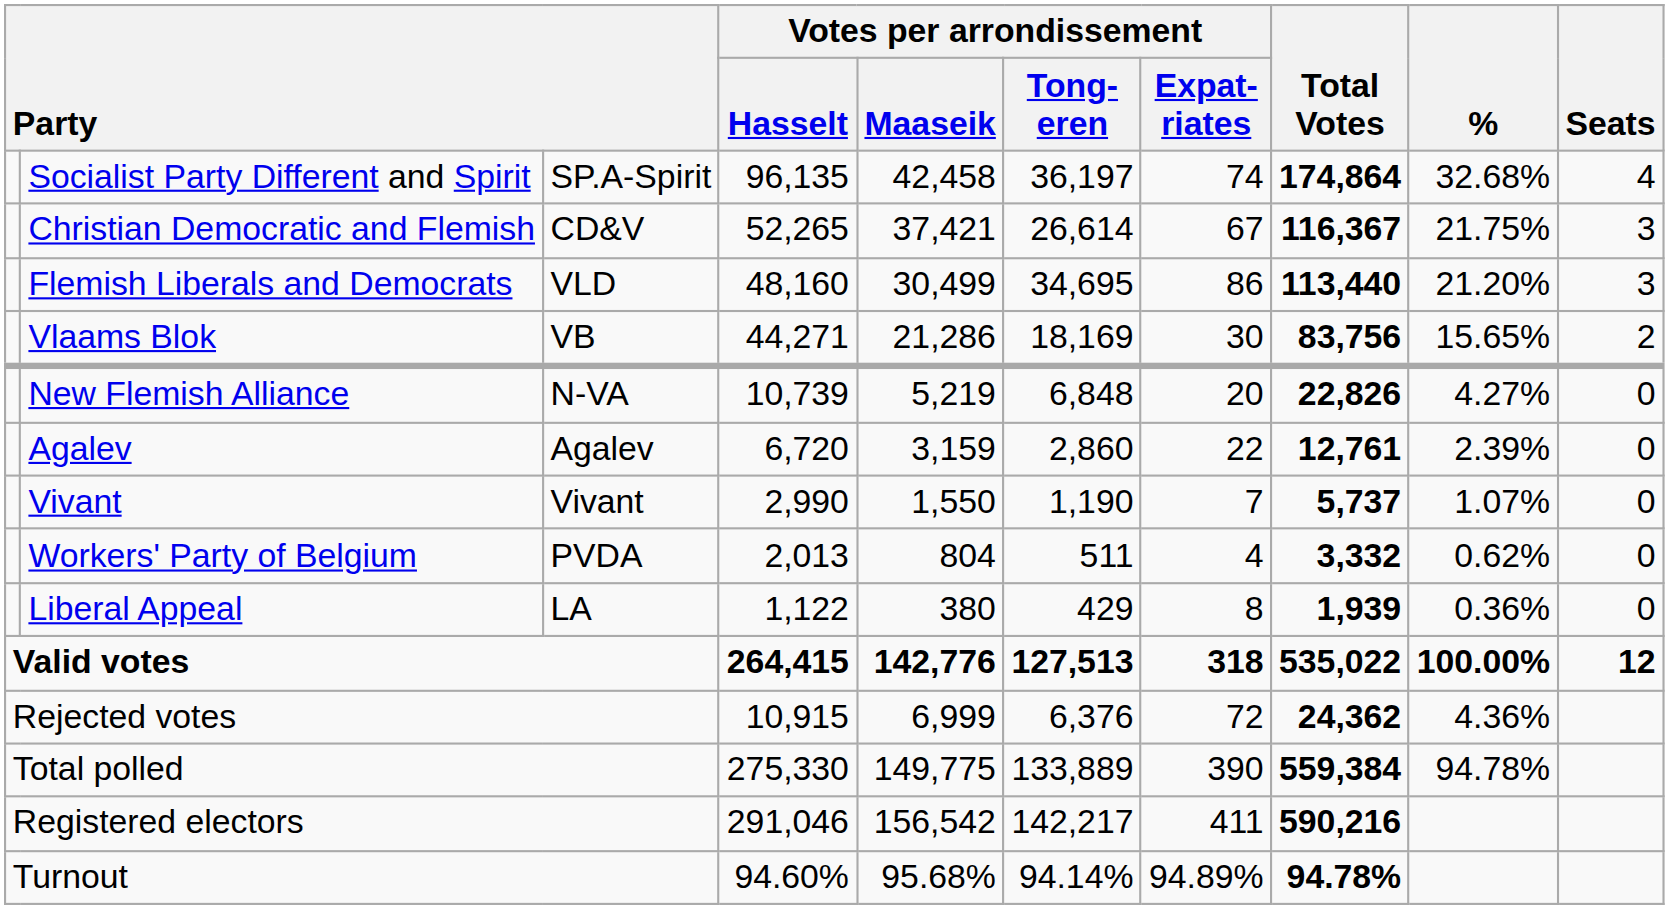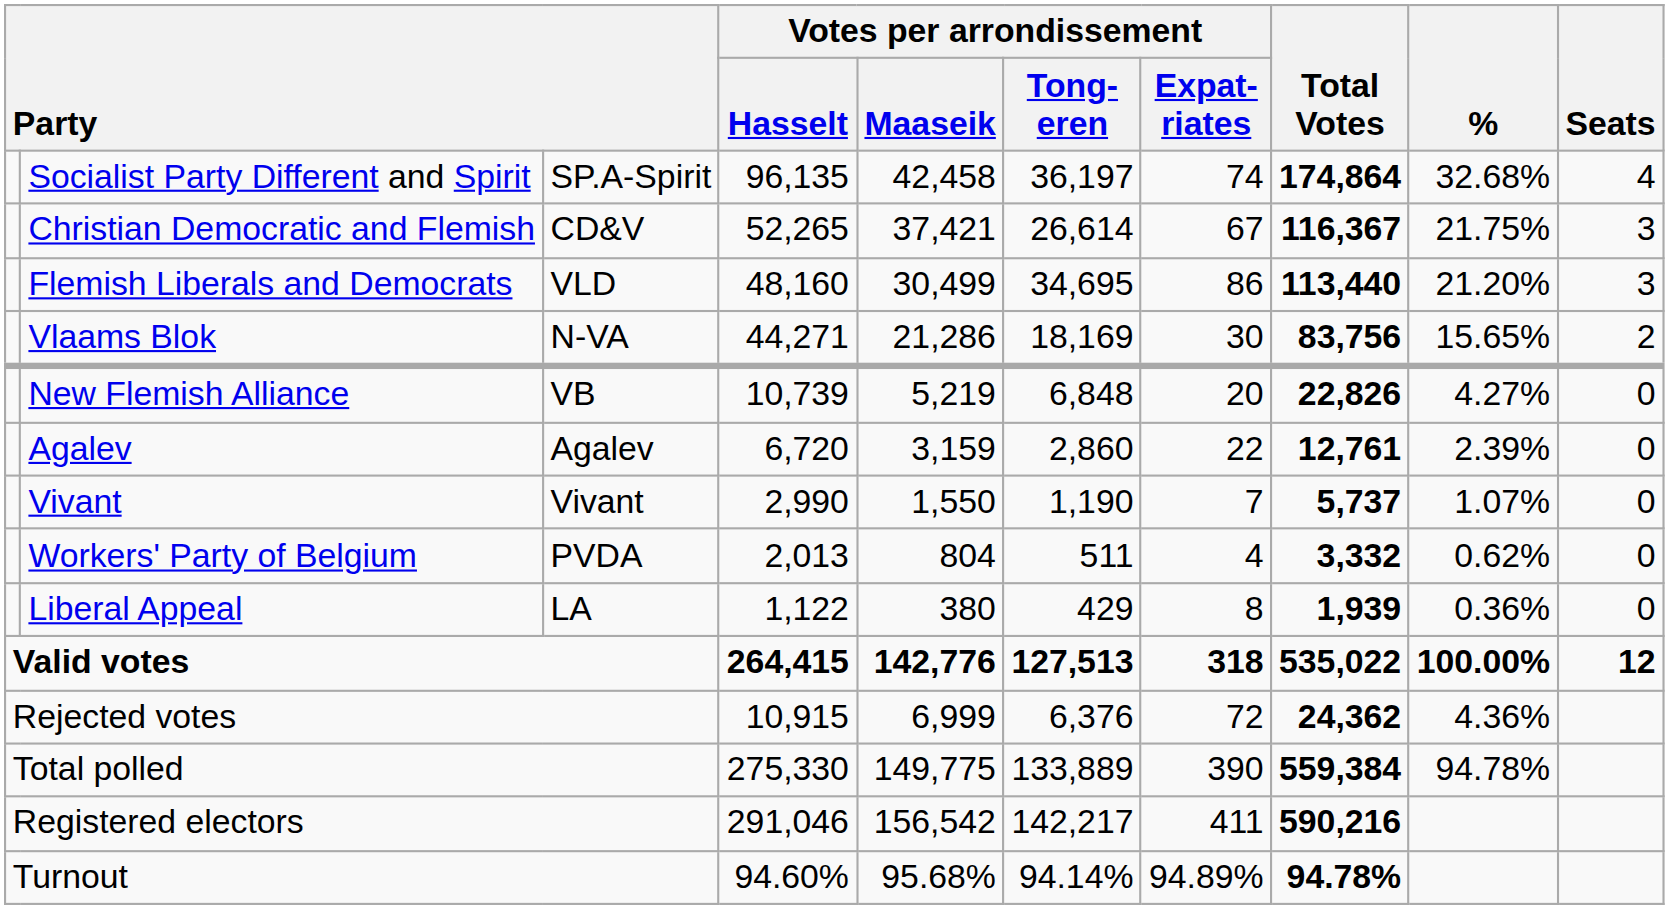(573, 336) VB -> (590, 336) N-VA
(590, 394) N-VA -> (573, 394) VB
